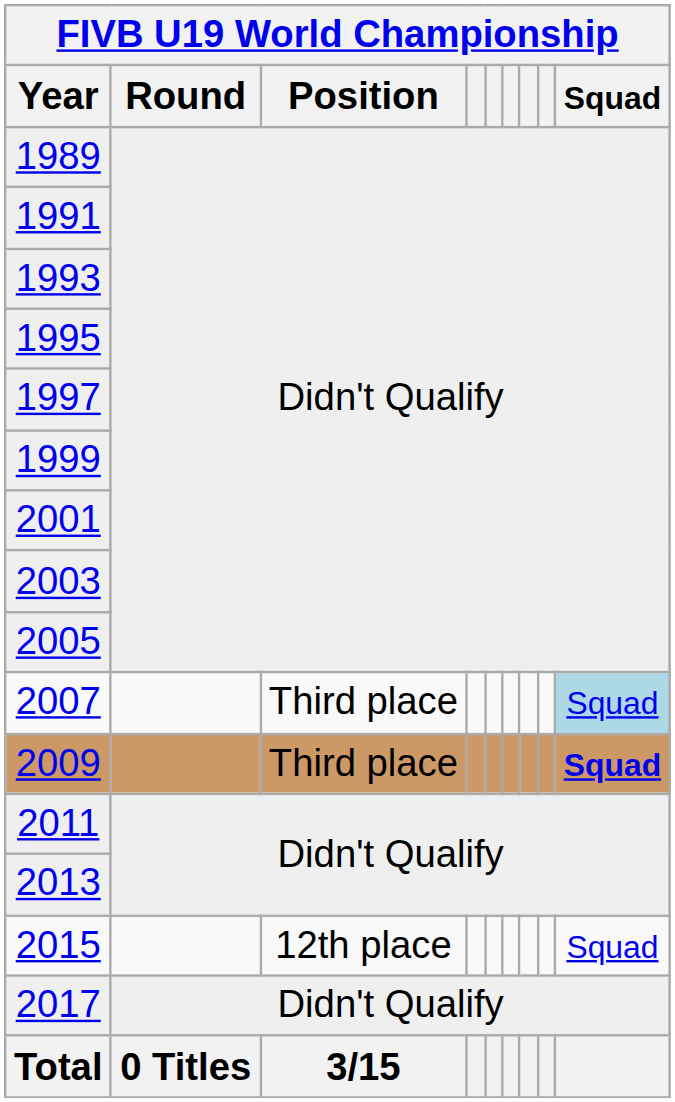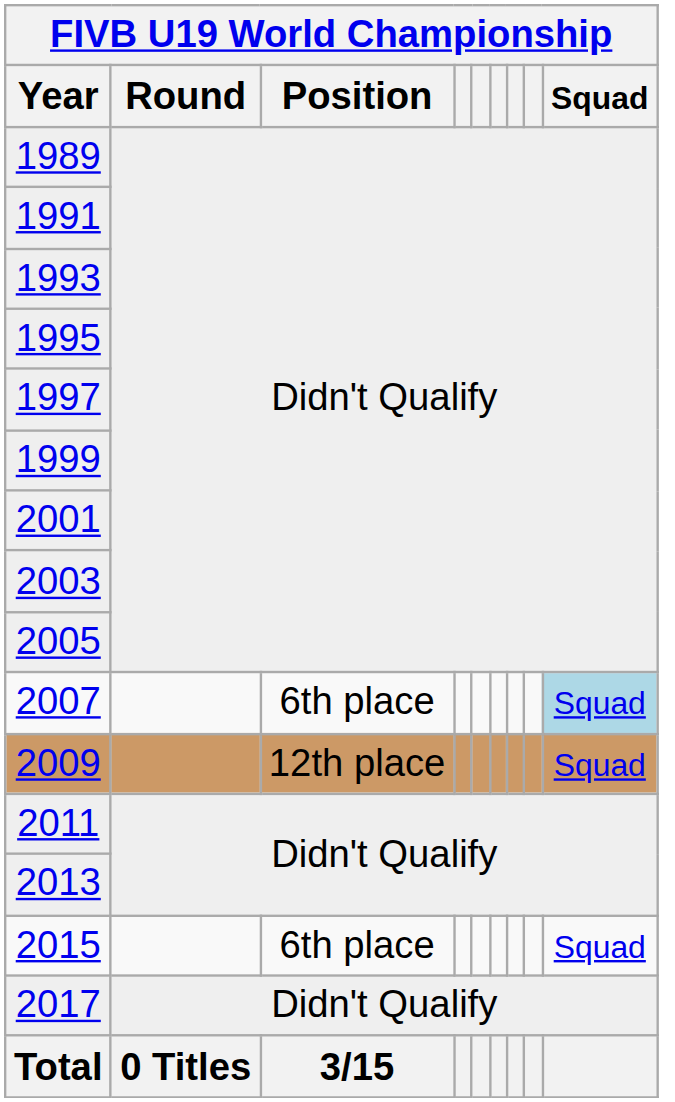(363, 701) Third place -> (357, 701) 6th place
(363, 762) Third place -> (357, 762) 12th place
(612, 762) bold -> (600, 764) normal
(363, 944) 12th place -> (357, 944) 6th place
